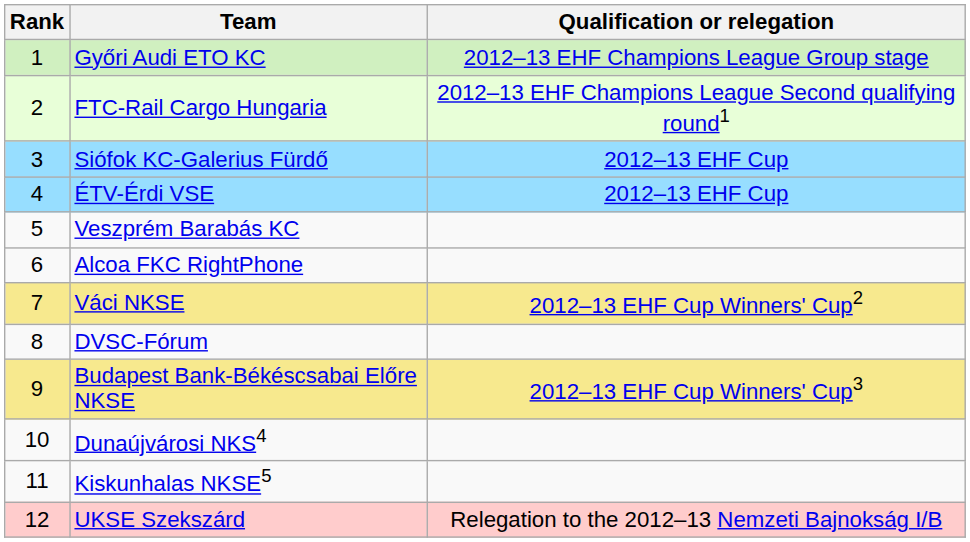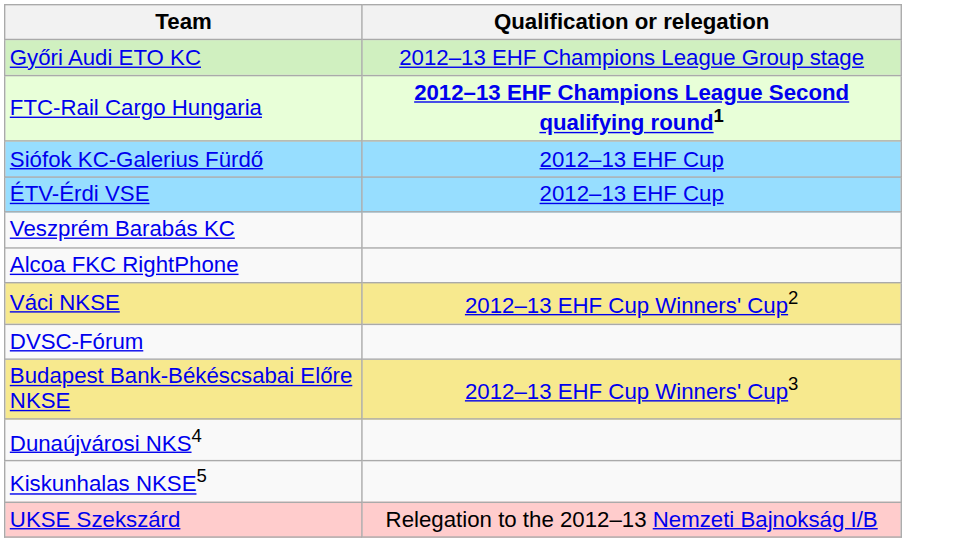- column: (37, 22)
(696, 108) normal -> (632, 108) bold
